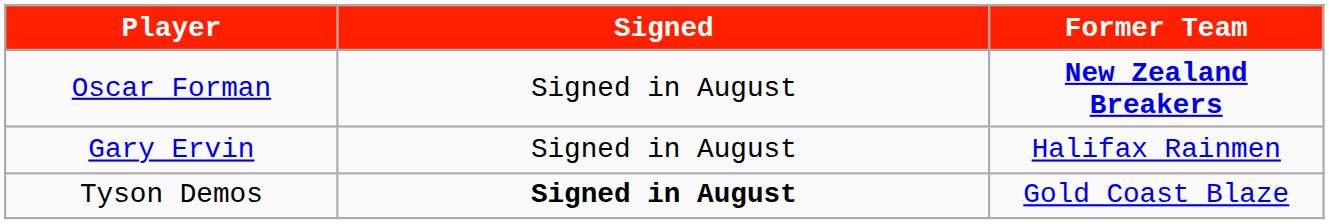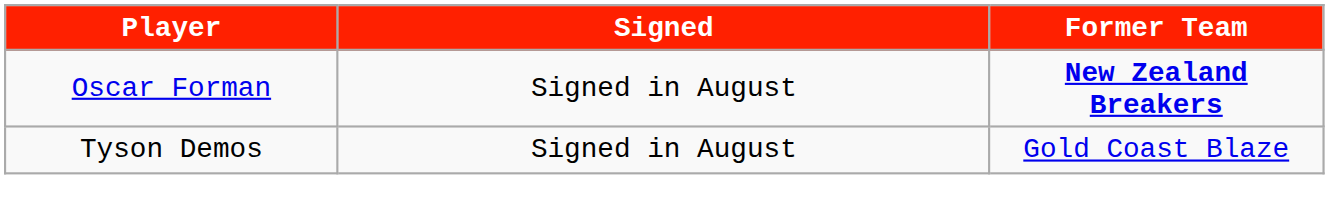- row: (171, 150)
(664, 195) bold -> (664, 150) normal
